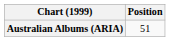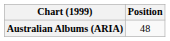(145, 28) 51 -> (145, 28) 48
